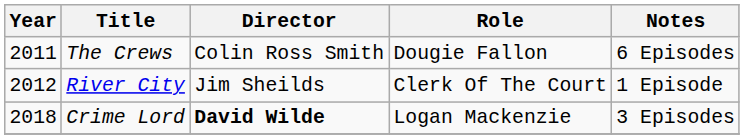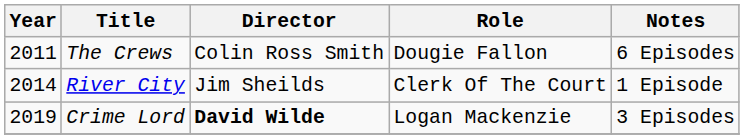(33, 85) 2012 -> (33, 85) 2014
(33, 117) 2018 -> (33, 117) 2019
